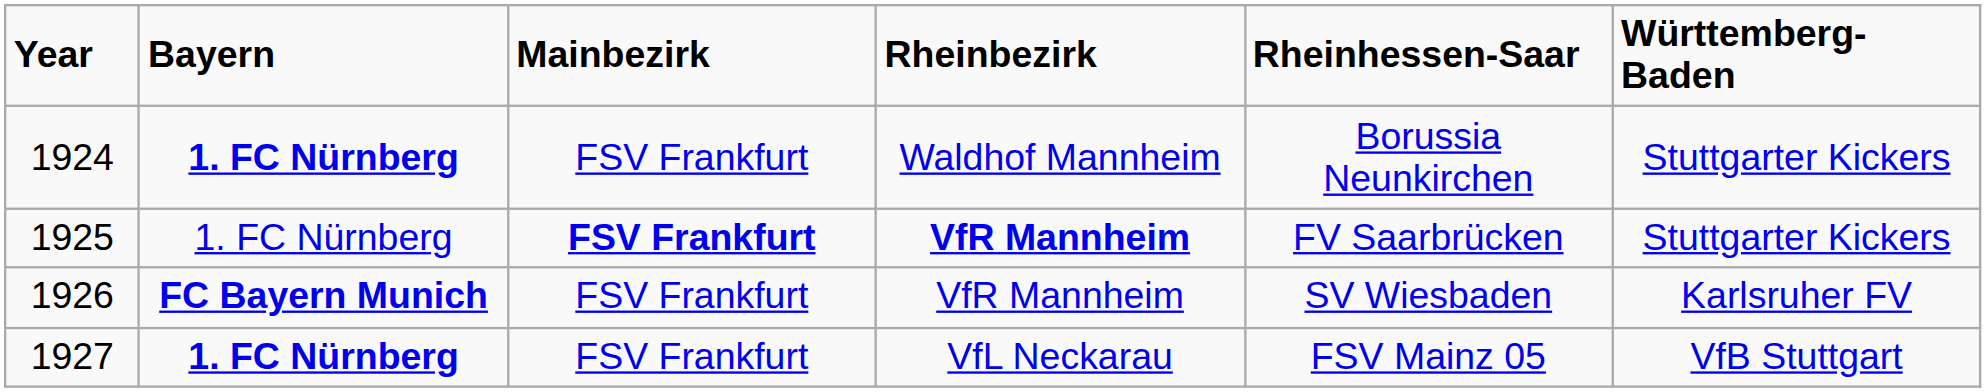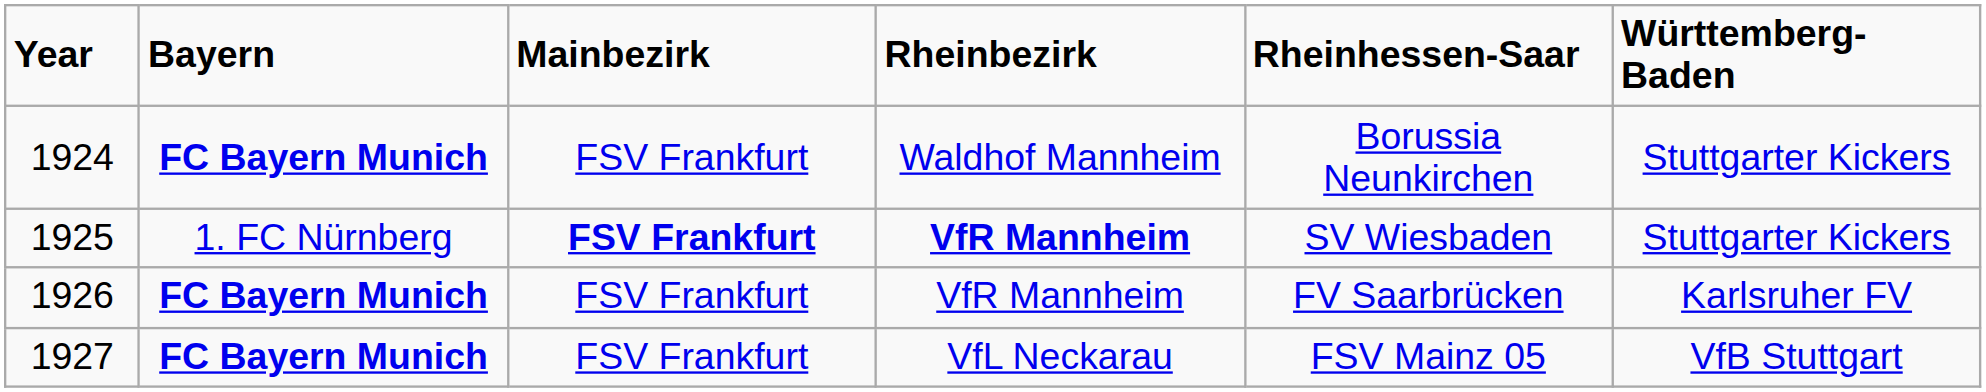(324, 156) 1. FC Nürnberg -> (324, 156) FC Bayern Munich
(1428, 237) FV Saarbrücken -> (1428, 237) SV Wiesbaden
(1428, 296) SV Wiesbaden -> (1428, 296) FV Saarbrücken
(324, 355) 1. FC Nürnberg -> (324, 355) FC Bayern Munich
